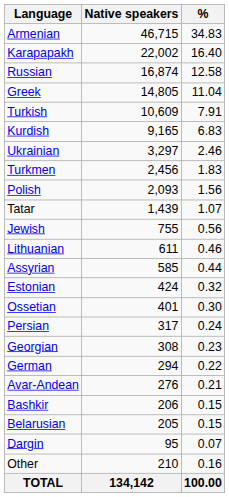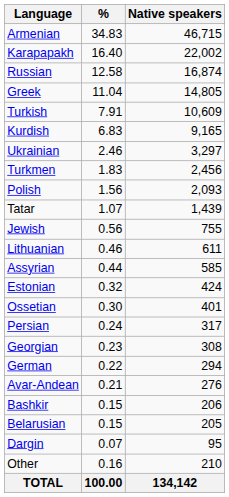columns swapped: (132, 14) <-> (203, 14)
